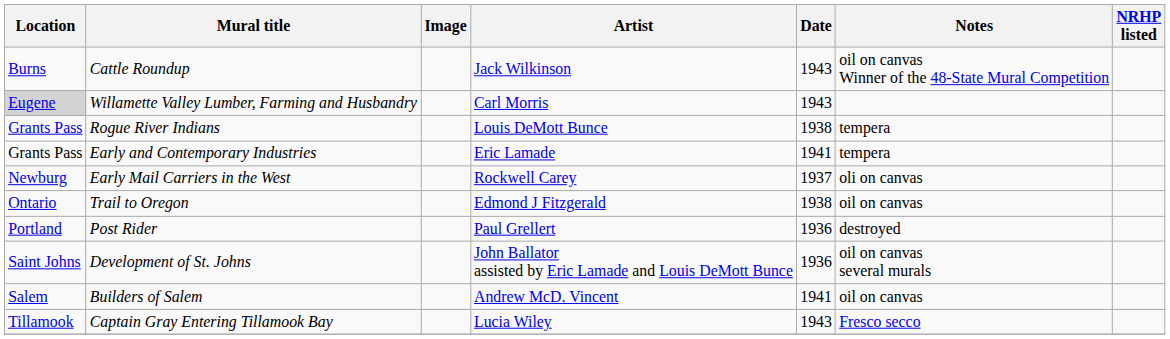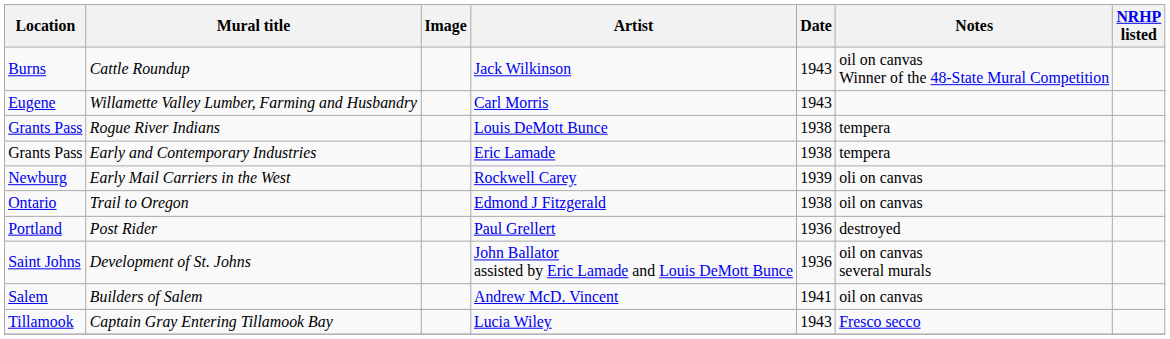(32, 102) lightgrey background -> (32, 102) no background
(816, 153) 1941 -> (816, 153) 1938
(816, 178) 1937 -> (816, 178) 1939
